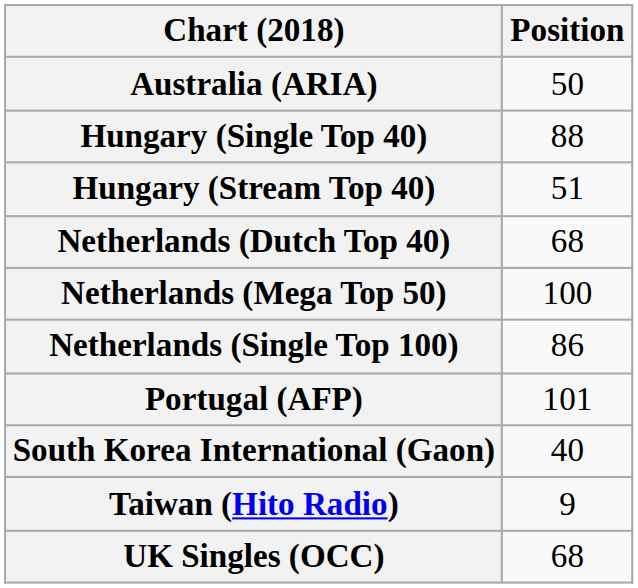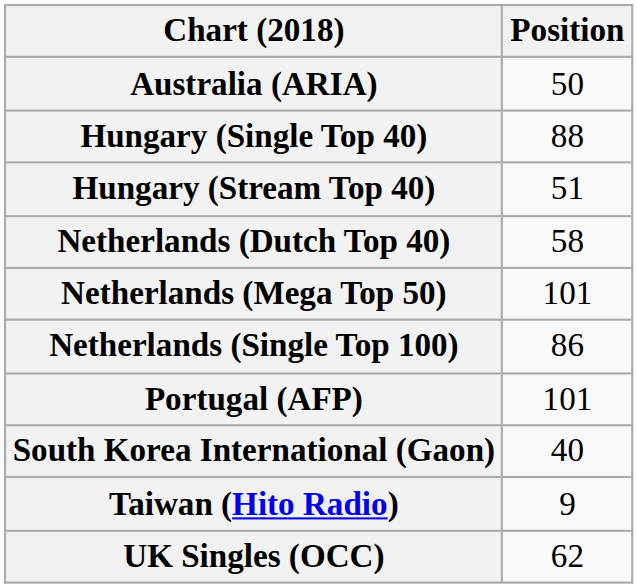(567, 240) 68 -> (567, 240) 58
(567, 293) 100 -> (567, 293) 101
(567, 556) 68 -> (567, 556) 62
